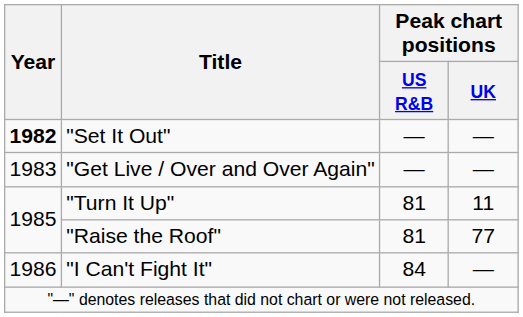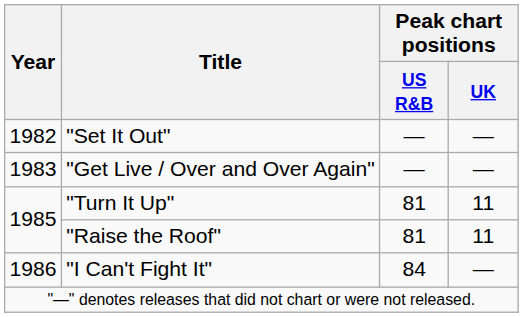(33, 135) bold -> (33, 135) normal
(483, 236) 77 -> (483, 236) 11
